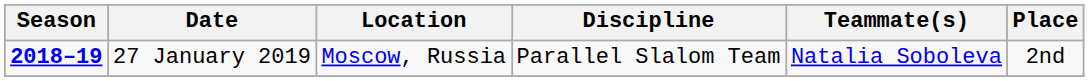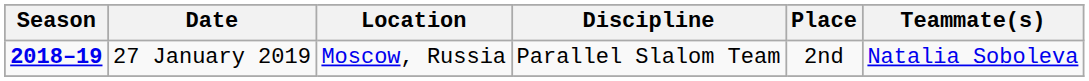columns swapped: (1045, 23) <-> (896, 23)
